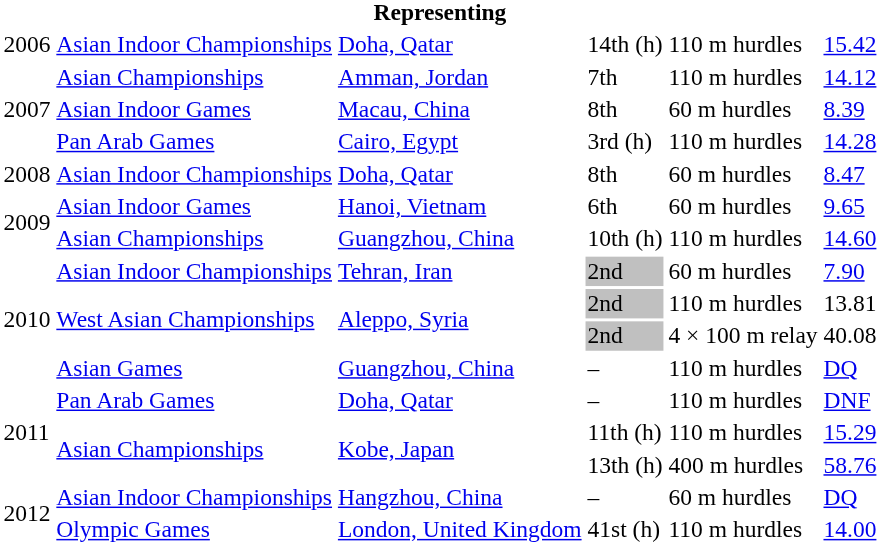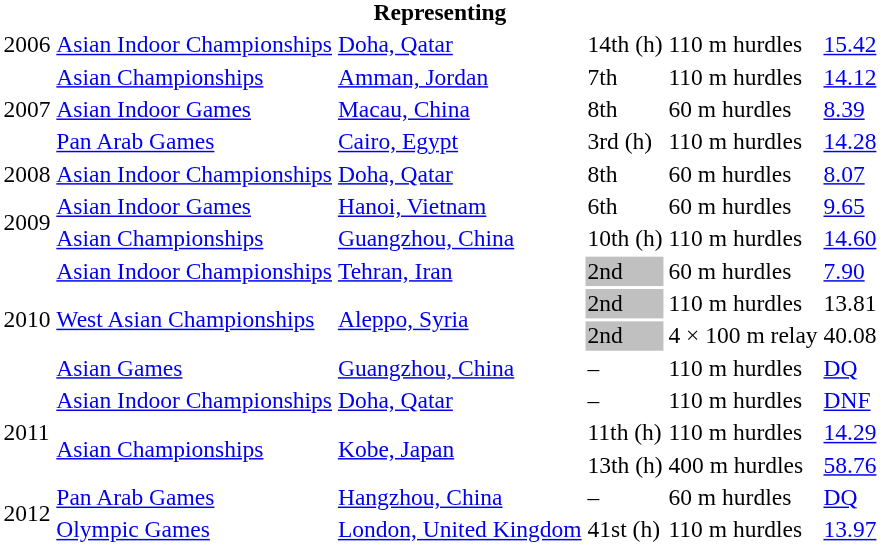(844, 174) 8.47 -> (844, 174) 8.07
(135, 400) Pan Arab Games -> (194, 400) Asian Indoor Championships
(850, 432) 15.29 -> (850, 432) 14.29
(194, 497) Asian Indoor Championships -> (135, 497) Pan Arab Games
(850, 529) 14.00 -> (850, 529) 13.97
